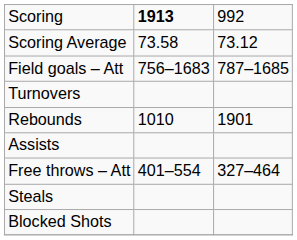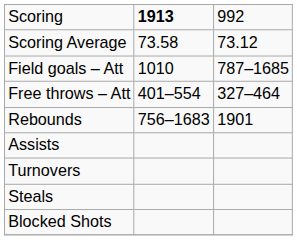(174, 68) 756–1683 -> (156, 68) 1010
rows swapped: (69, 171) <-> (44, 94)
(156, 119) 1010 -> (174, 119) 756–1683
